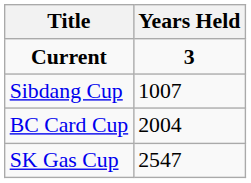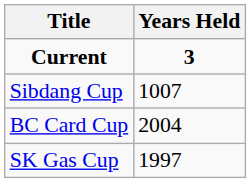(160, 159) 2547 -> (160, 159) 1997
